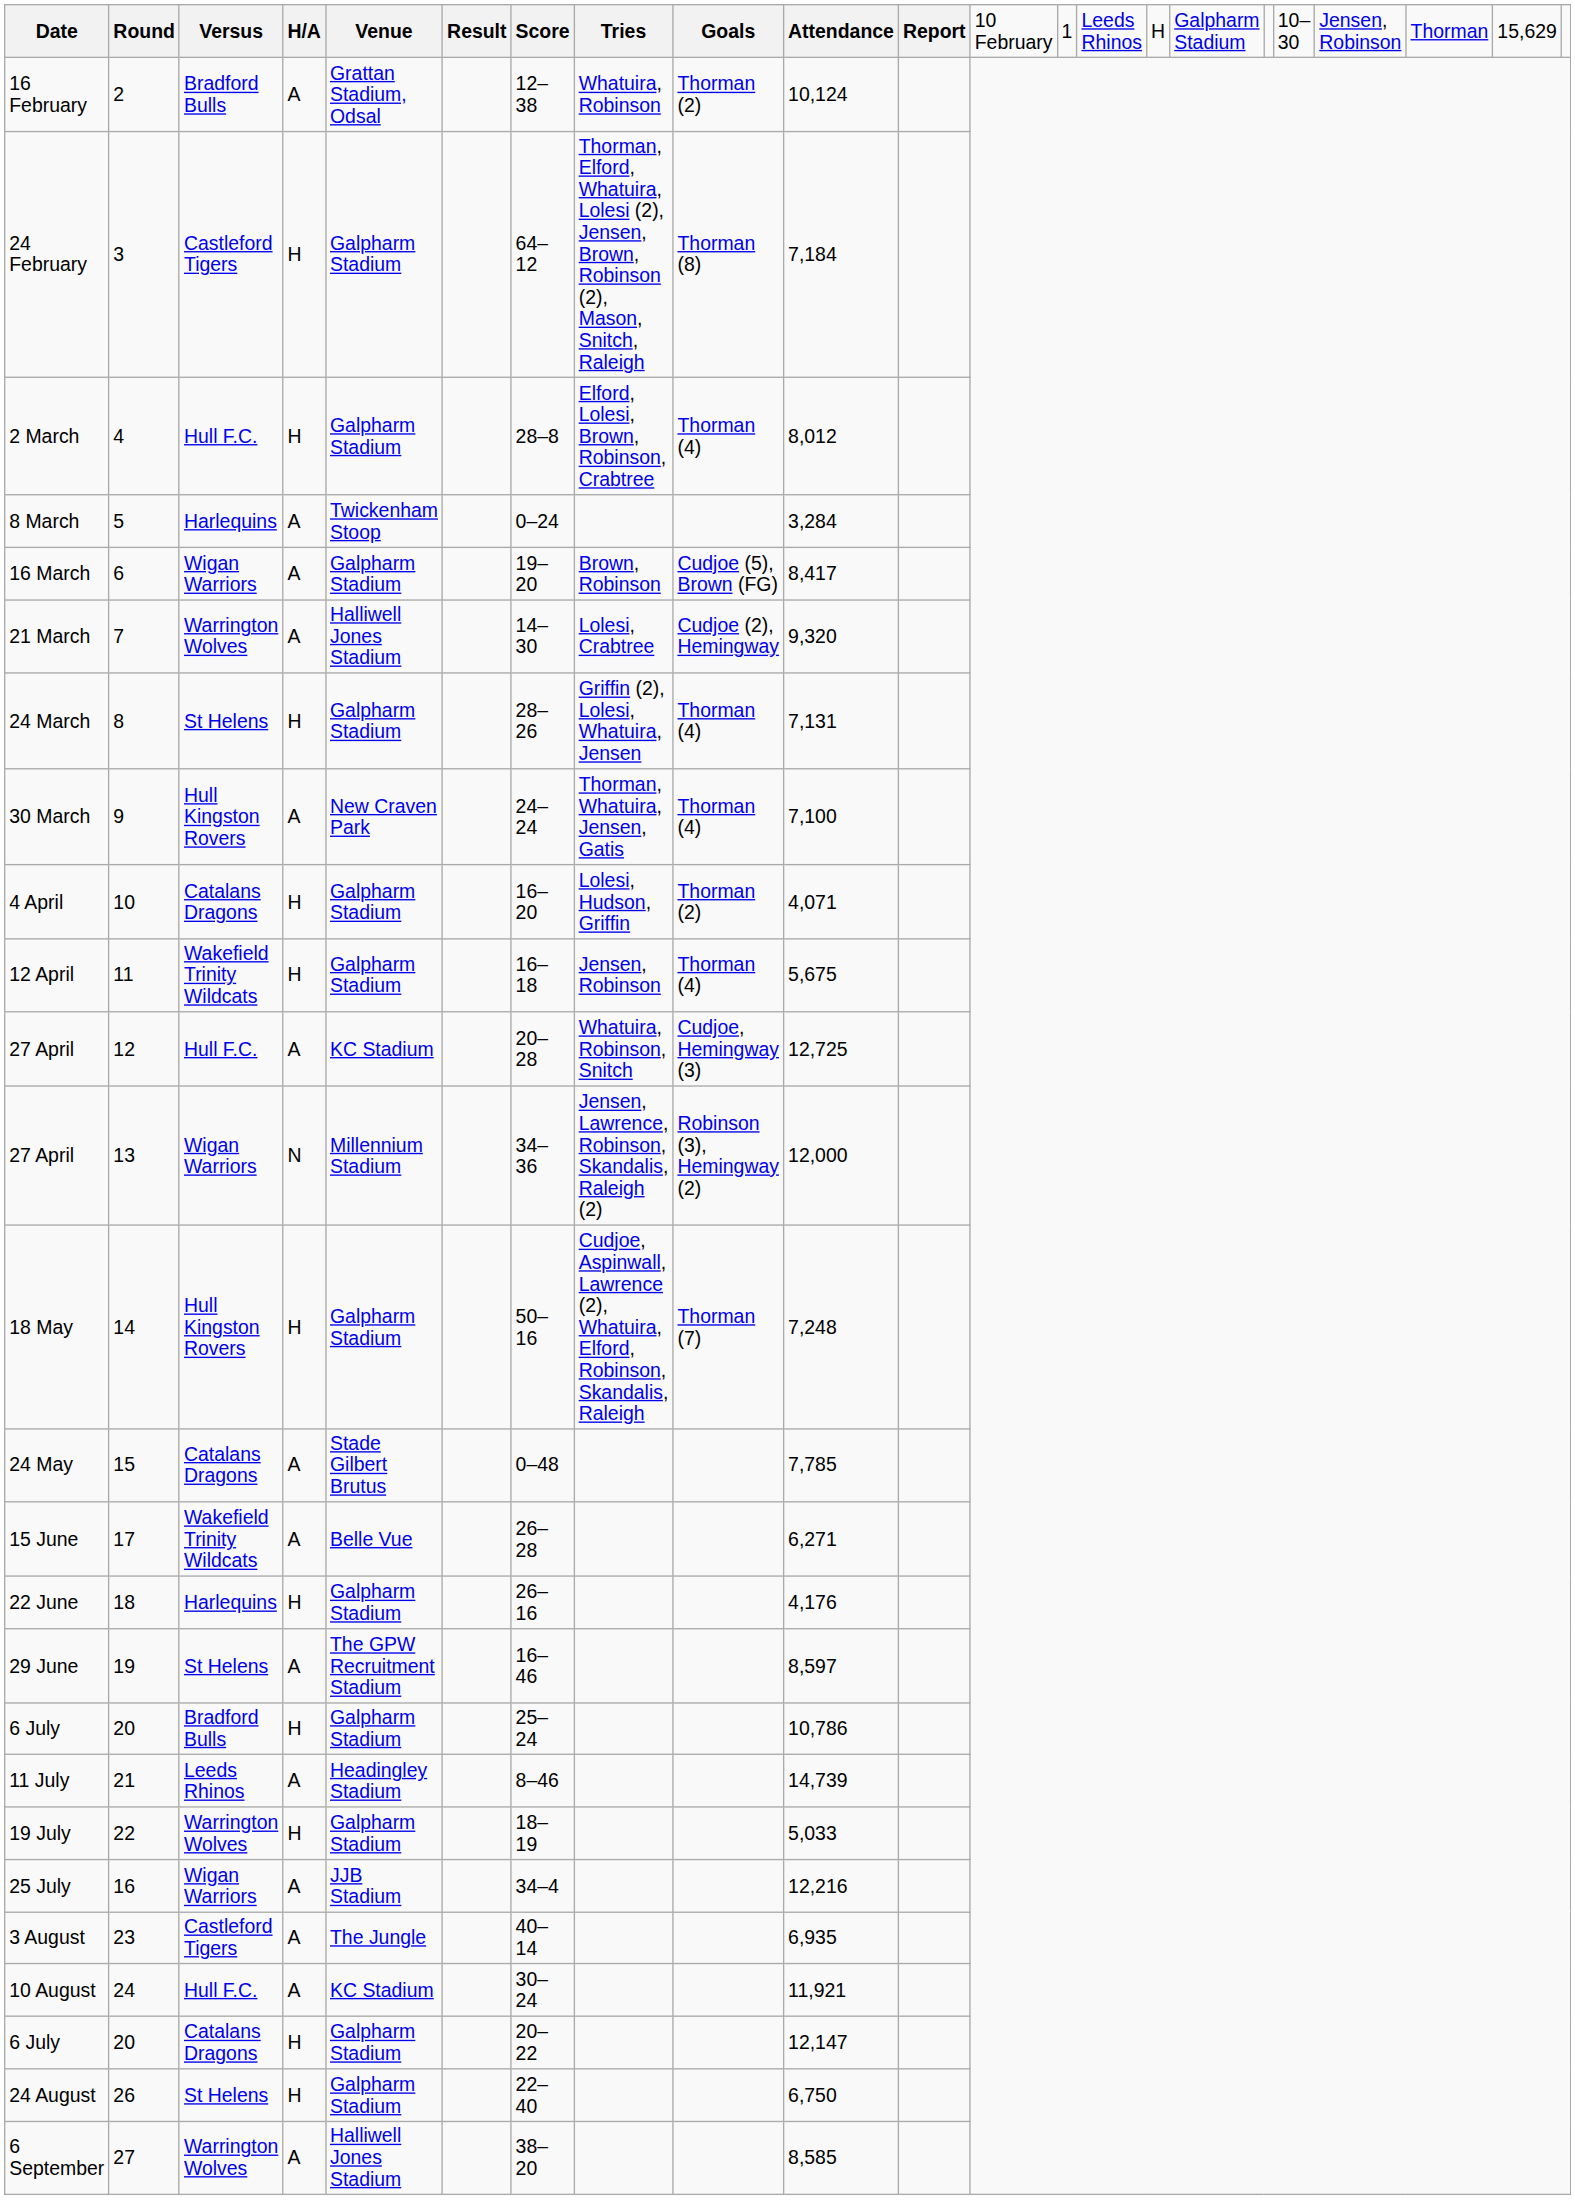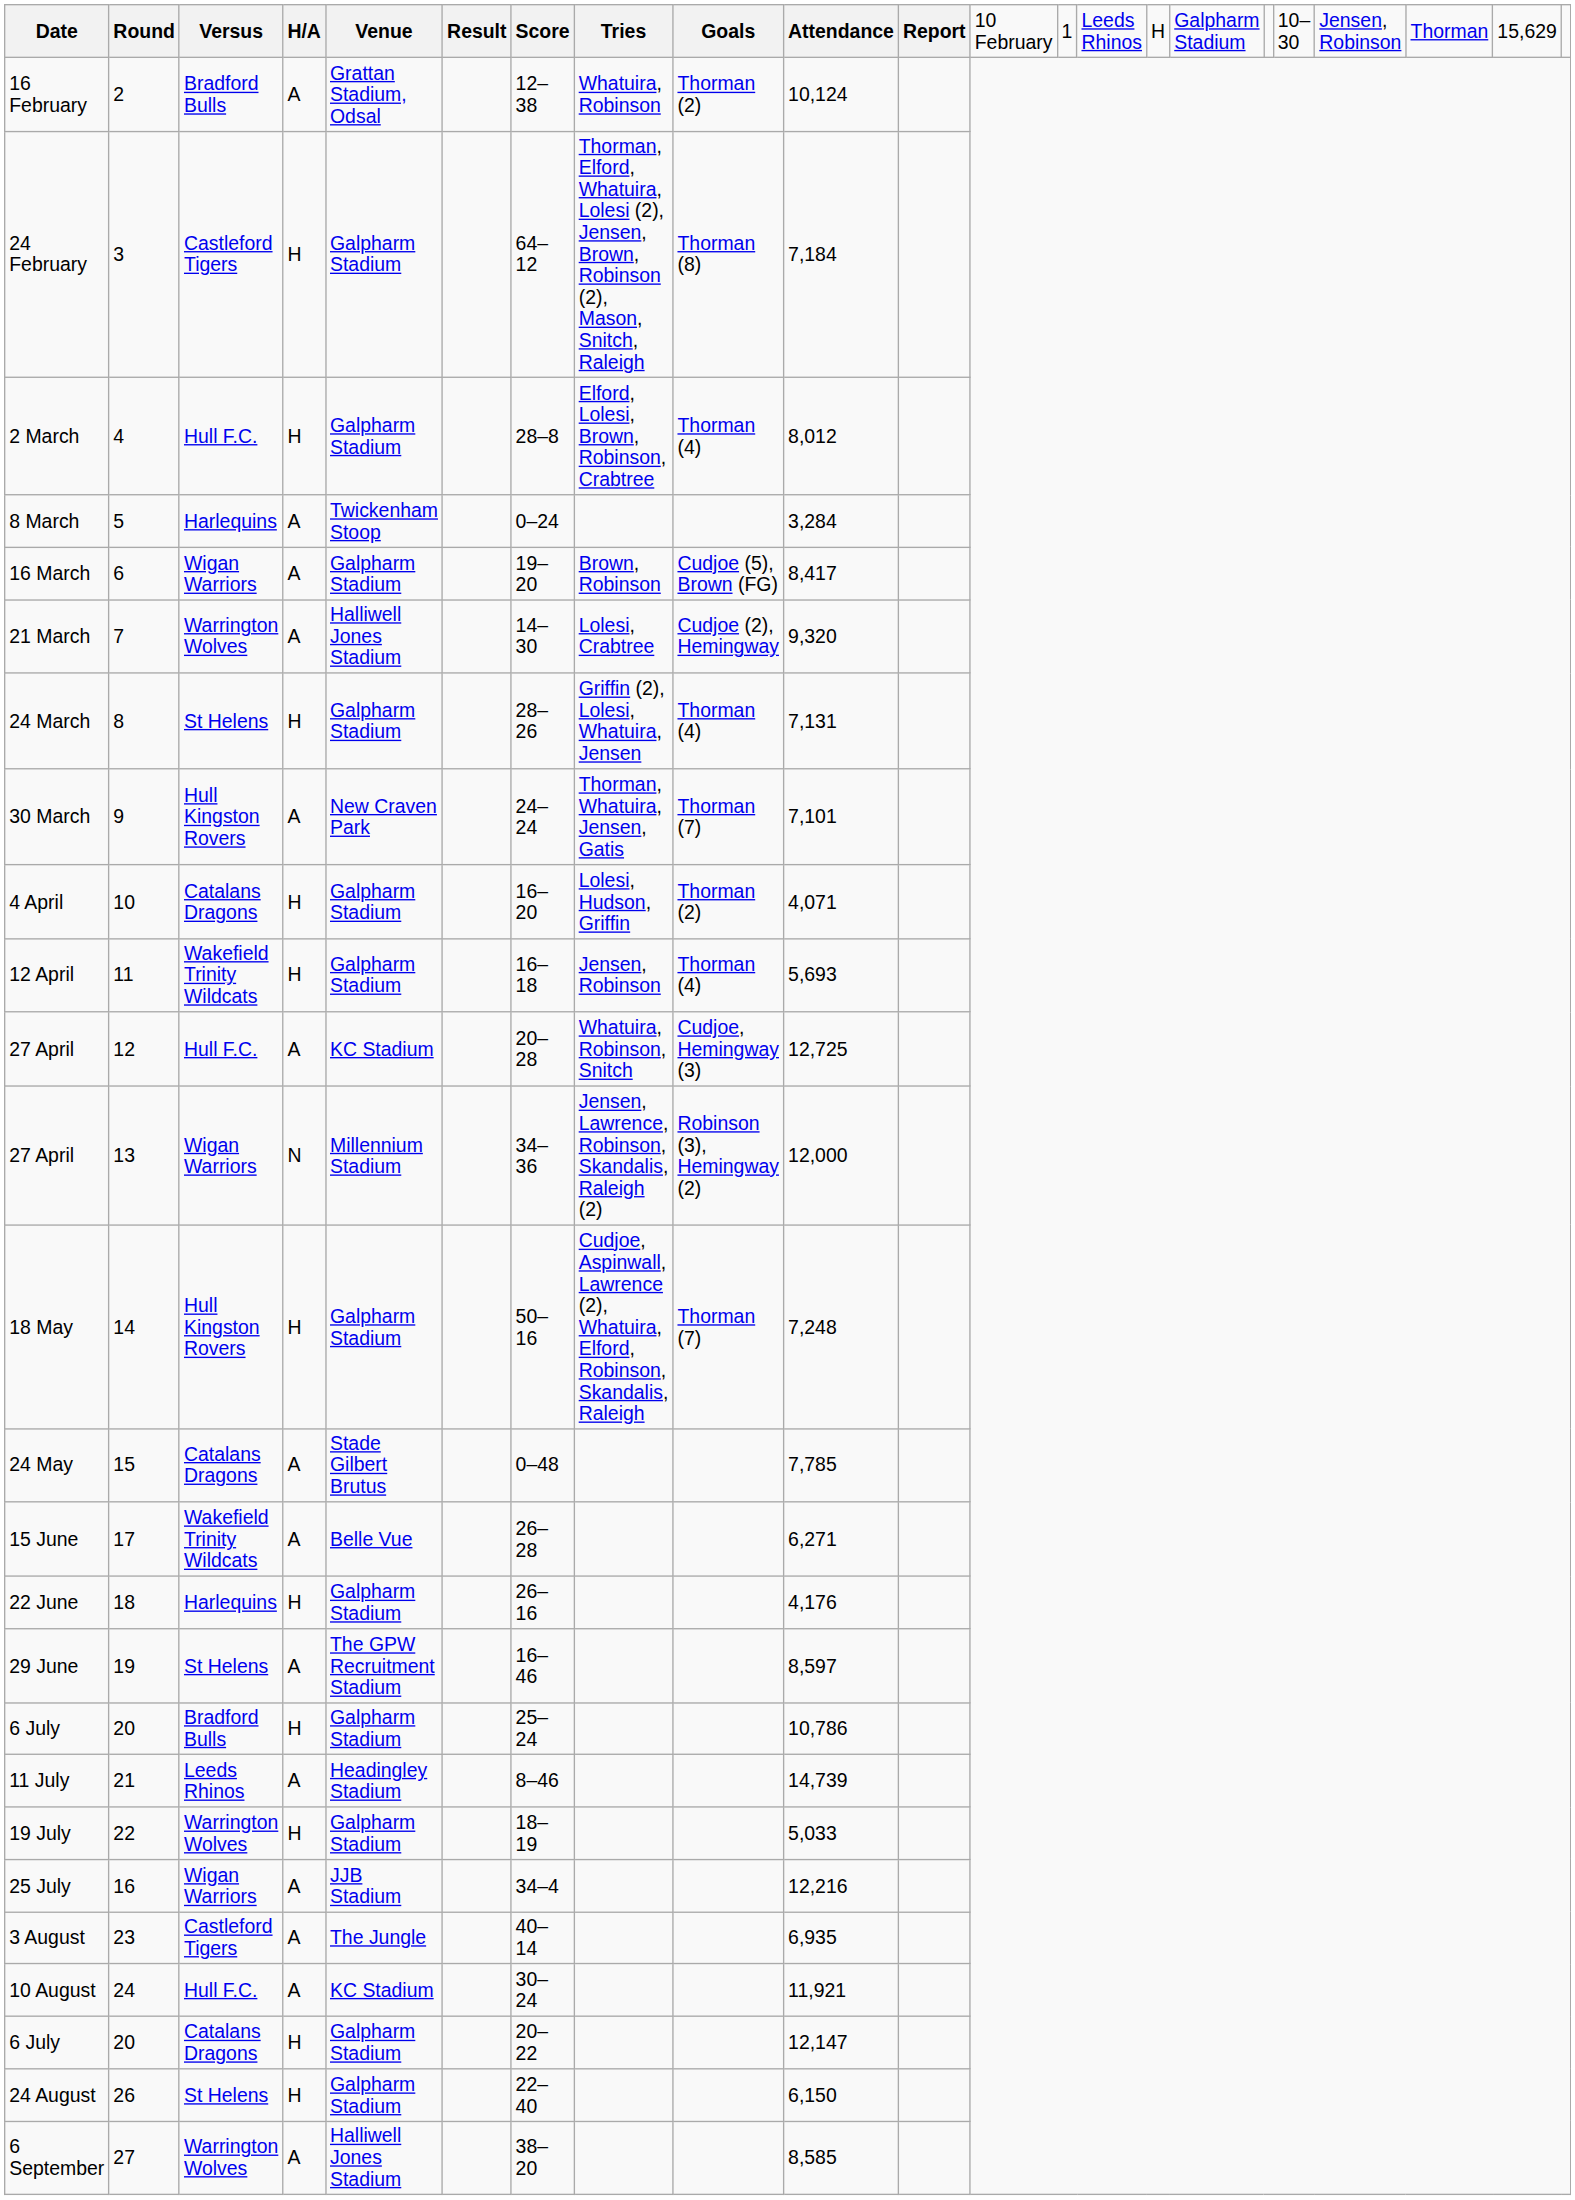(716, 817) Thorman (4) -> (716, 817) Thorman (7)
(812, 817) 7,100 -> (812, 817) 7,101
(812, 976) 5,675 -> (812, 976) 5,693
(812, 2095) 6,750 -> (812, 2095) 6,150
